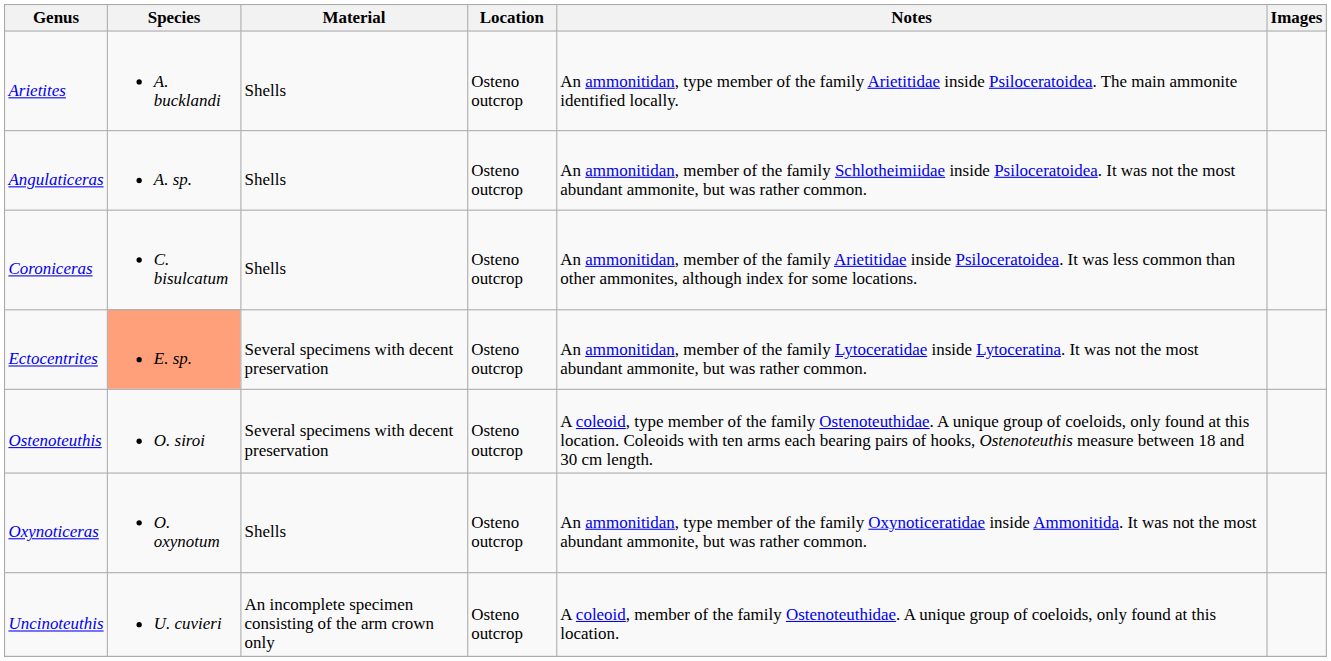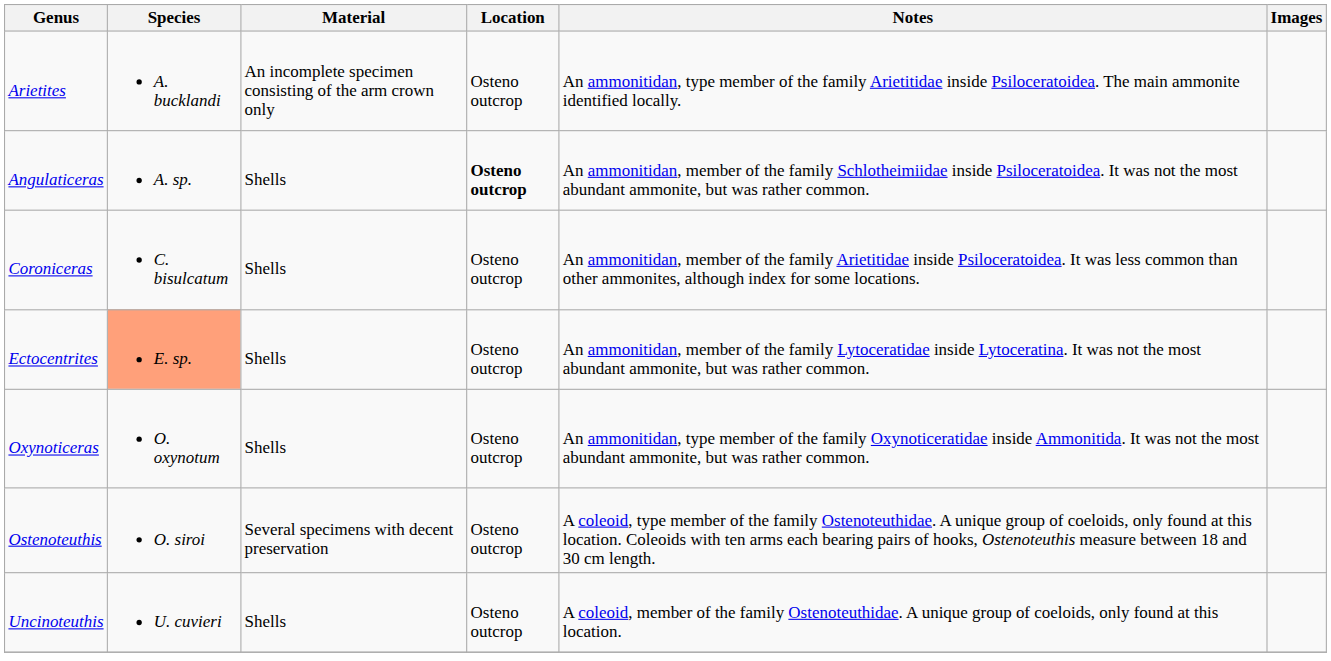(265, 90) Shells -> (339, 90) An incomplete specimen consisting of the arm crown only
(497, 179) normal -> (499, 179) bold
(349, 358) Several specimens with decent preservation -> (265, 358) Shells
rows swapped: (55, 440) <-> (54, 532)
(339, 623) An incomplete specimen consisting of the arm crown only -> (265, 621) Shells
